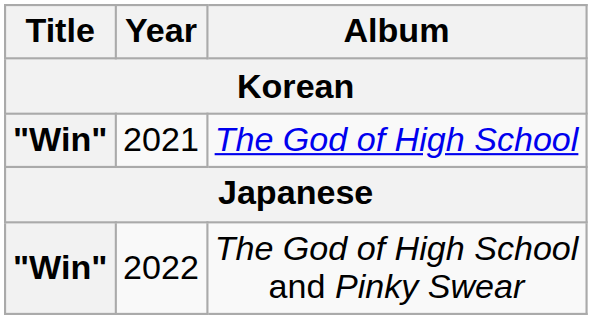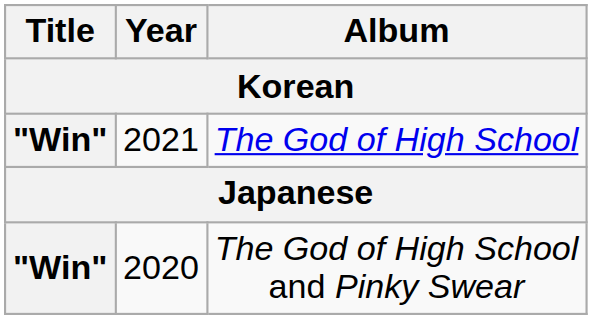(161, 266) 2022 -> (161, 266) 2020
